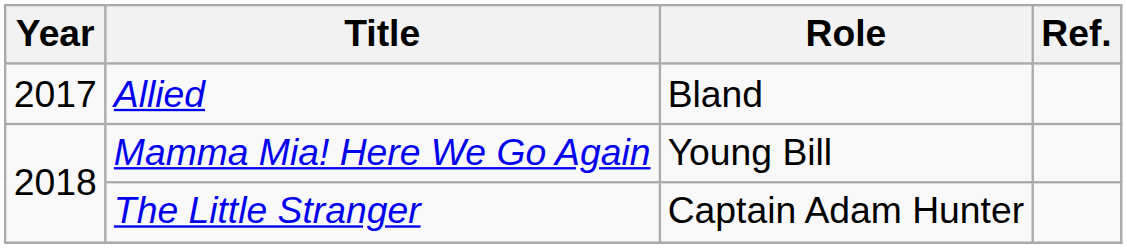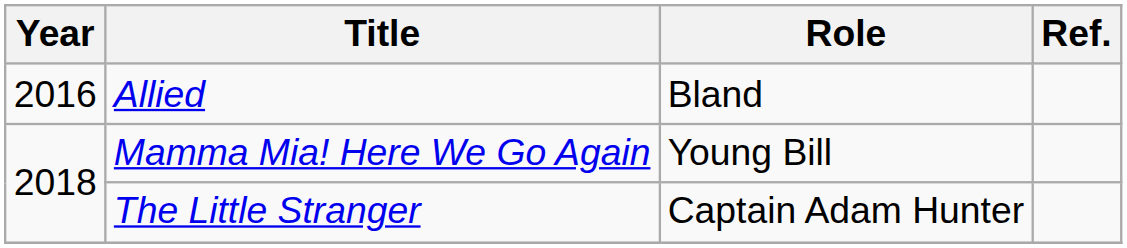(55, 93) 2017 -> (55, 93) 2016
